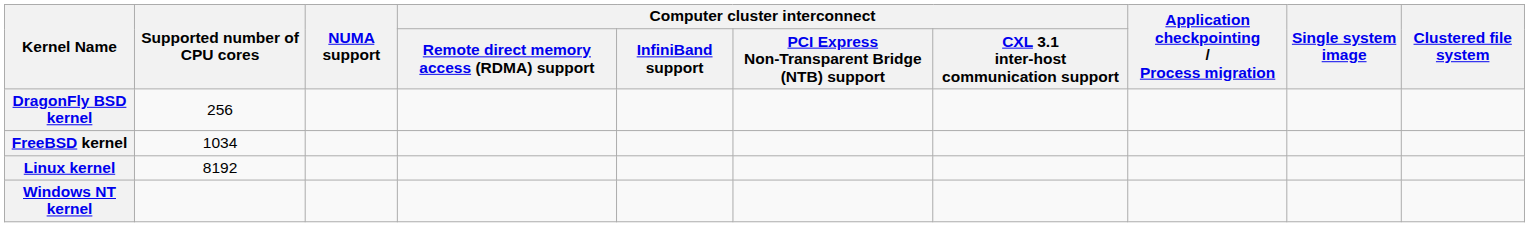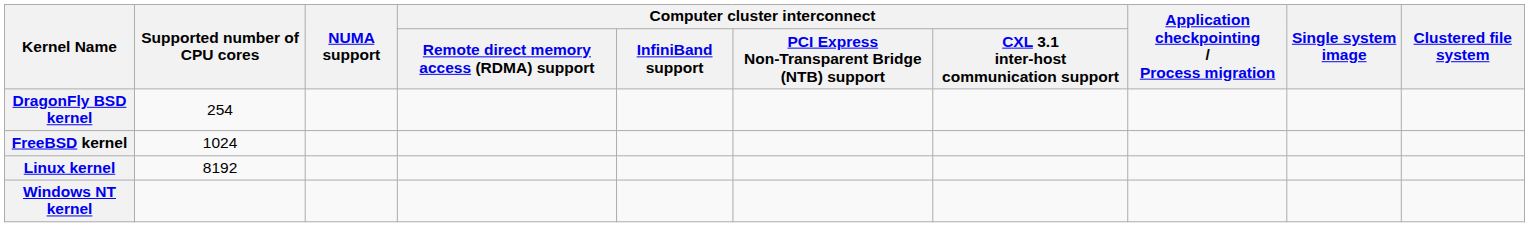(220, 109) 256 -> (220, 109) 254
(220, 143) 1034 -> (220, 143) 1024
